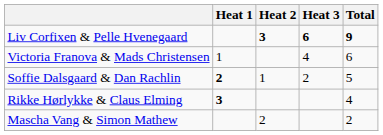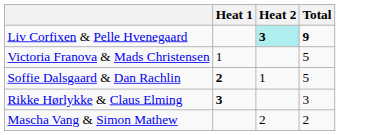- column: (321, 15)
(262, 36) no background -> (262, 36) paleturquoise background
(349, 57) 6 -> (306, 57) 5
(349, 99) 4 -> (306, 99) 3
